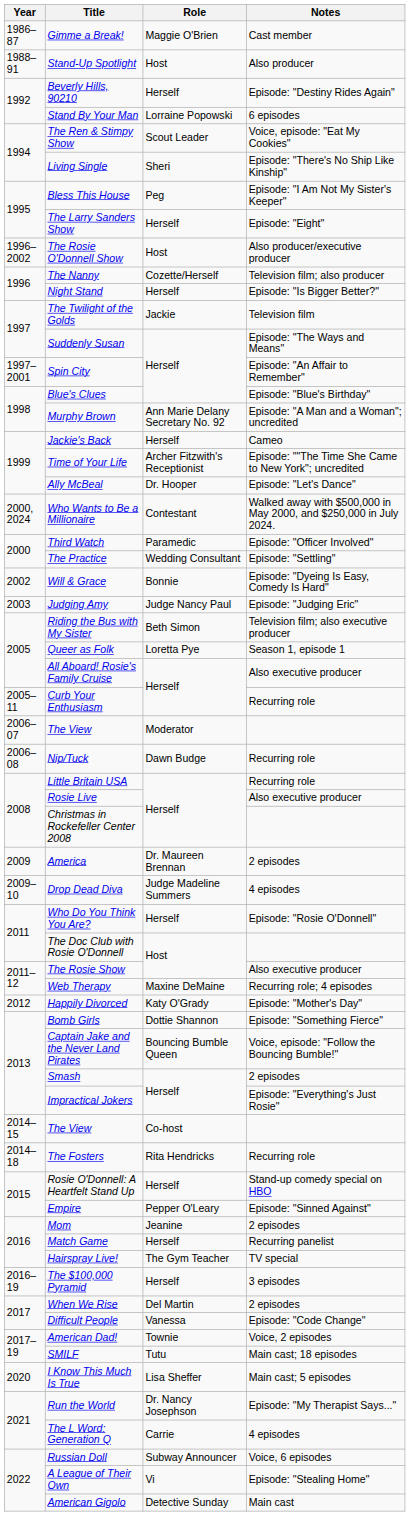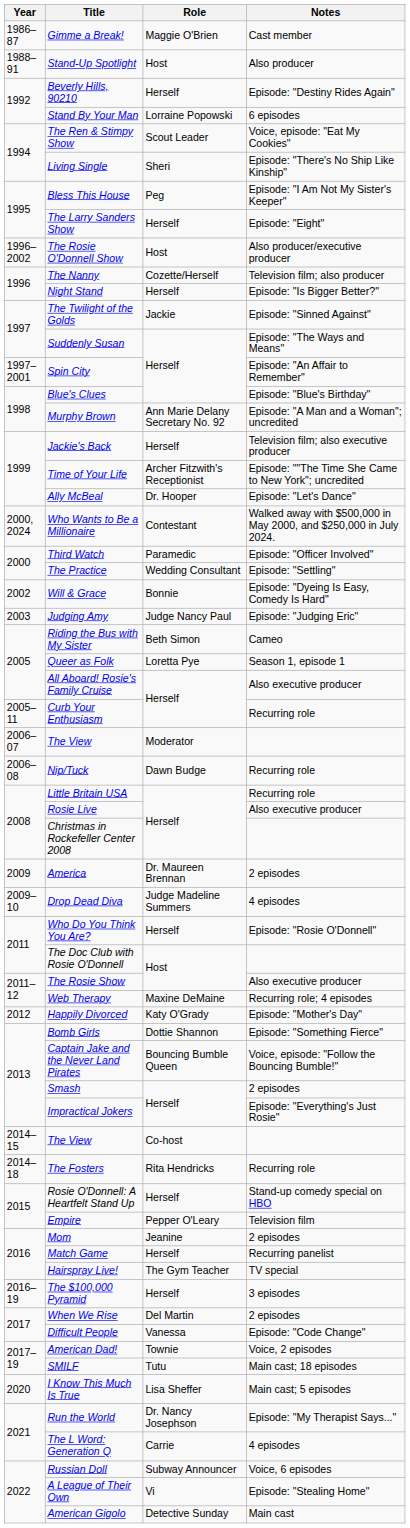(282, 314) Television film -> (310, 314) Episode: "Sinned Against"
(266, 440) Cameo -> (318, 446) Television film; also executive producer
(318, 627) Television film; also executive producer -> (266, 639) Cameo
(310, 1208) Episode: "Sinned Against" -> (282, 1220) Television film
